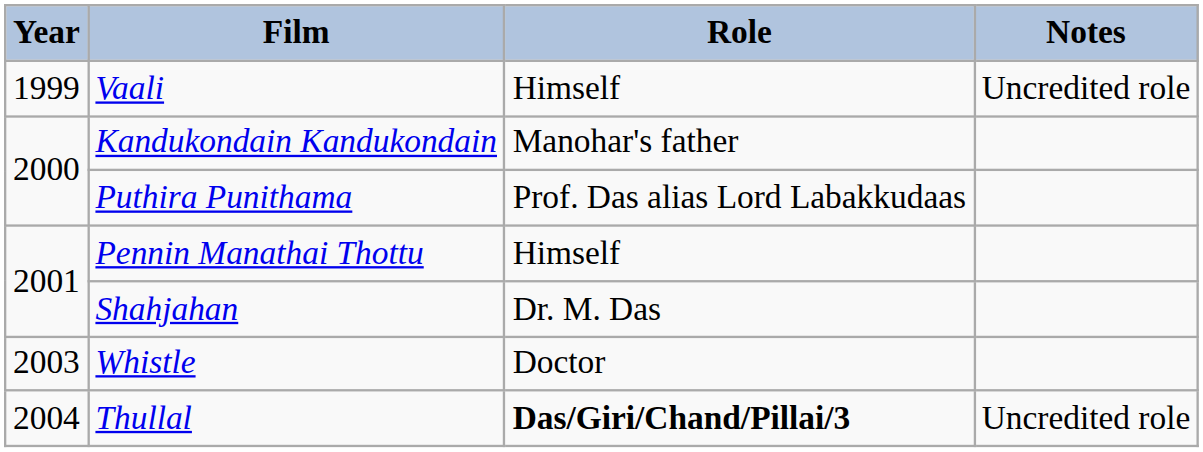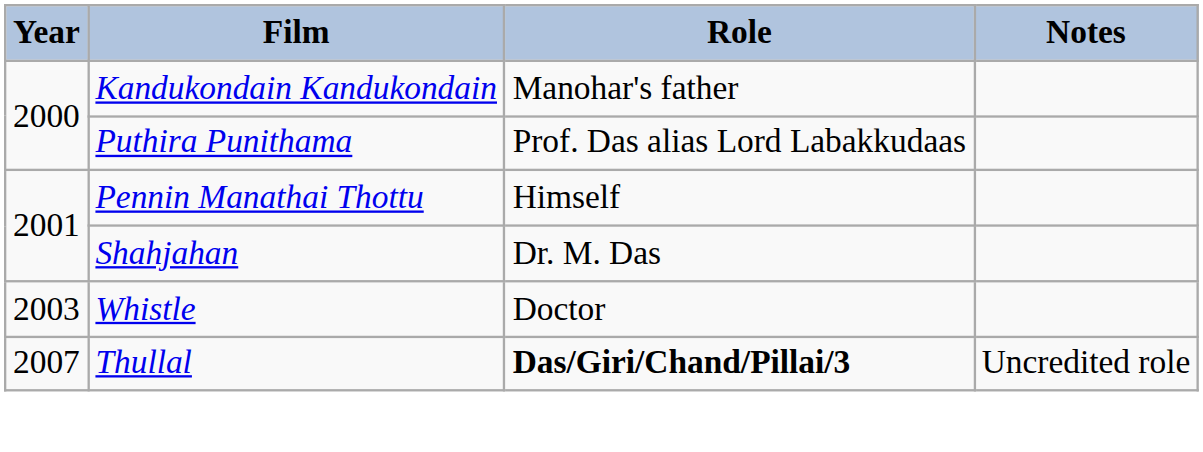- row: (130, 87)
(46, 418) 2004 -> (46, 363) 2007
